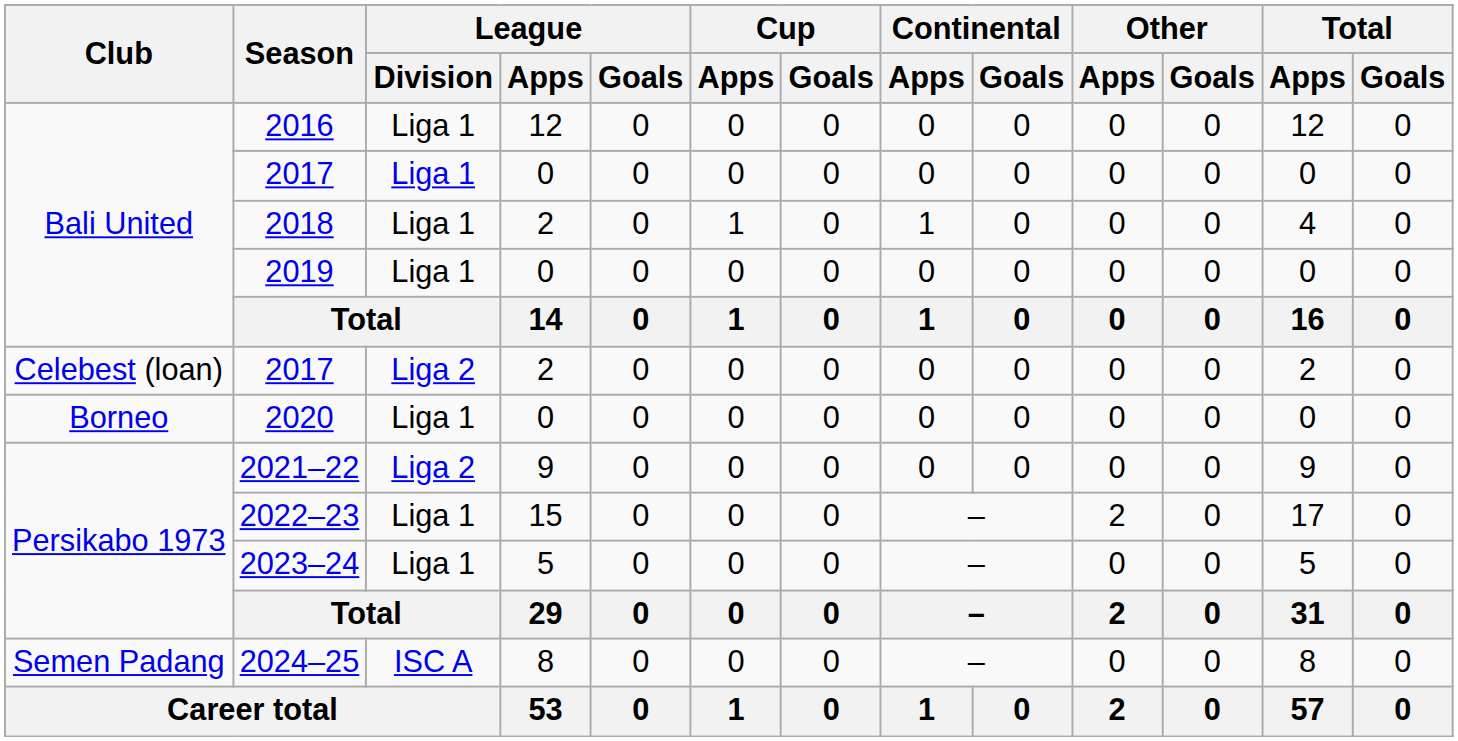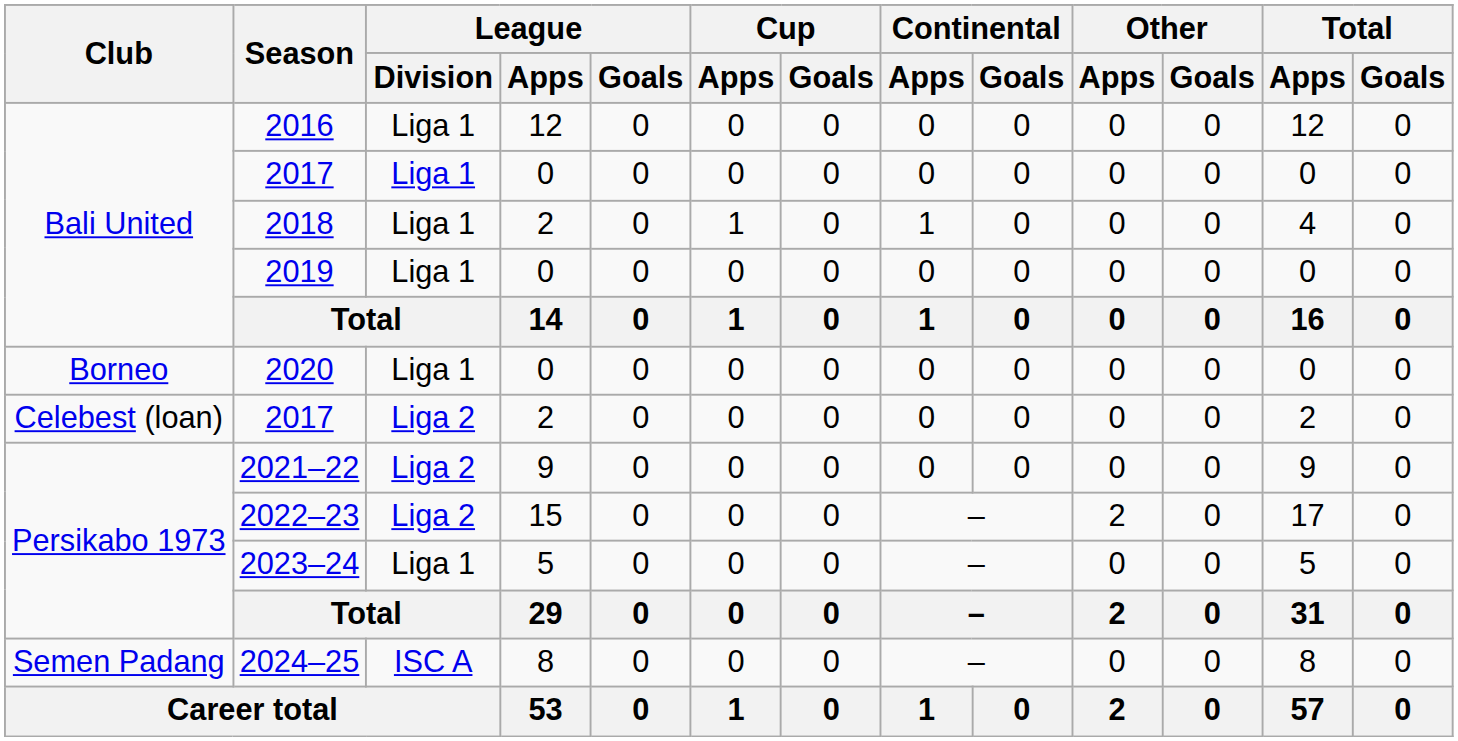rows swapped: (299, 369) <-> (299, 418)
(433, 516) Liga 1 -> (433, 516) Liga 2
